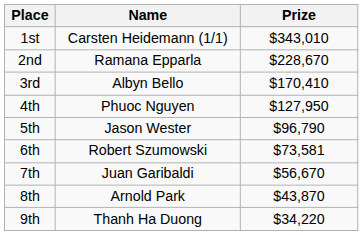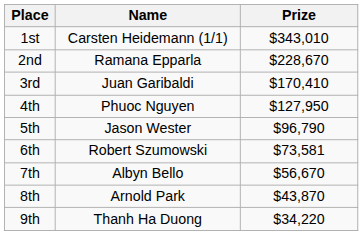(148, 83) Albyn Bello -> (148, 83) Juan Garibaldi
(148, 173) Juan Garibaldi -> (148, 173) Albyn Bello
